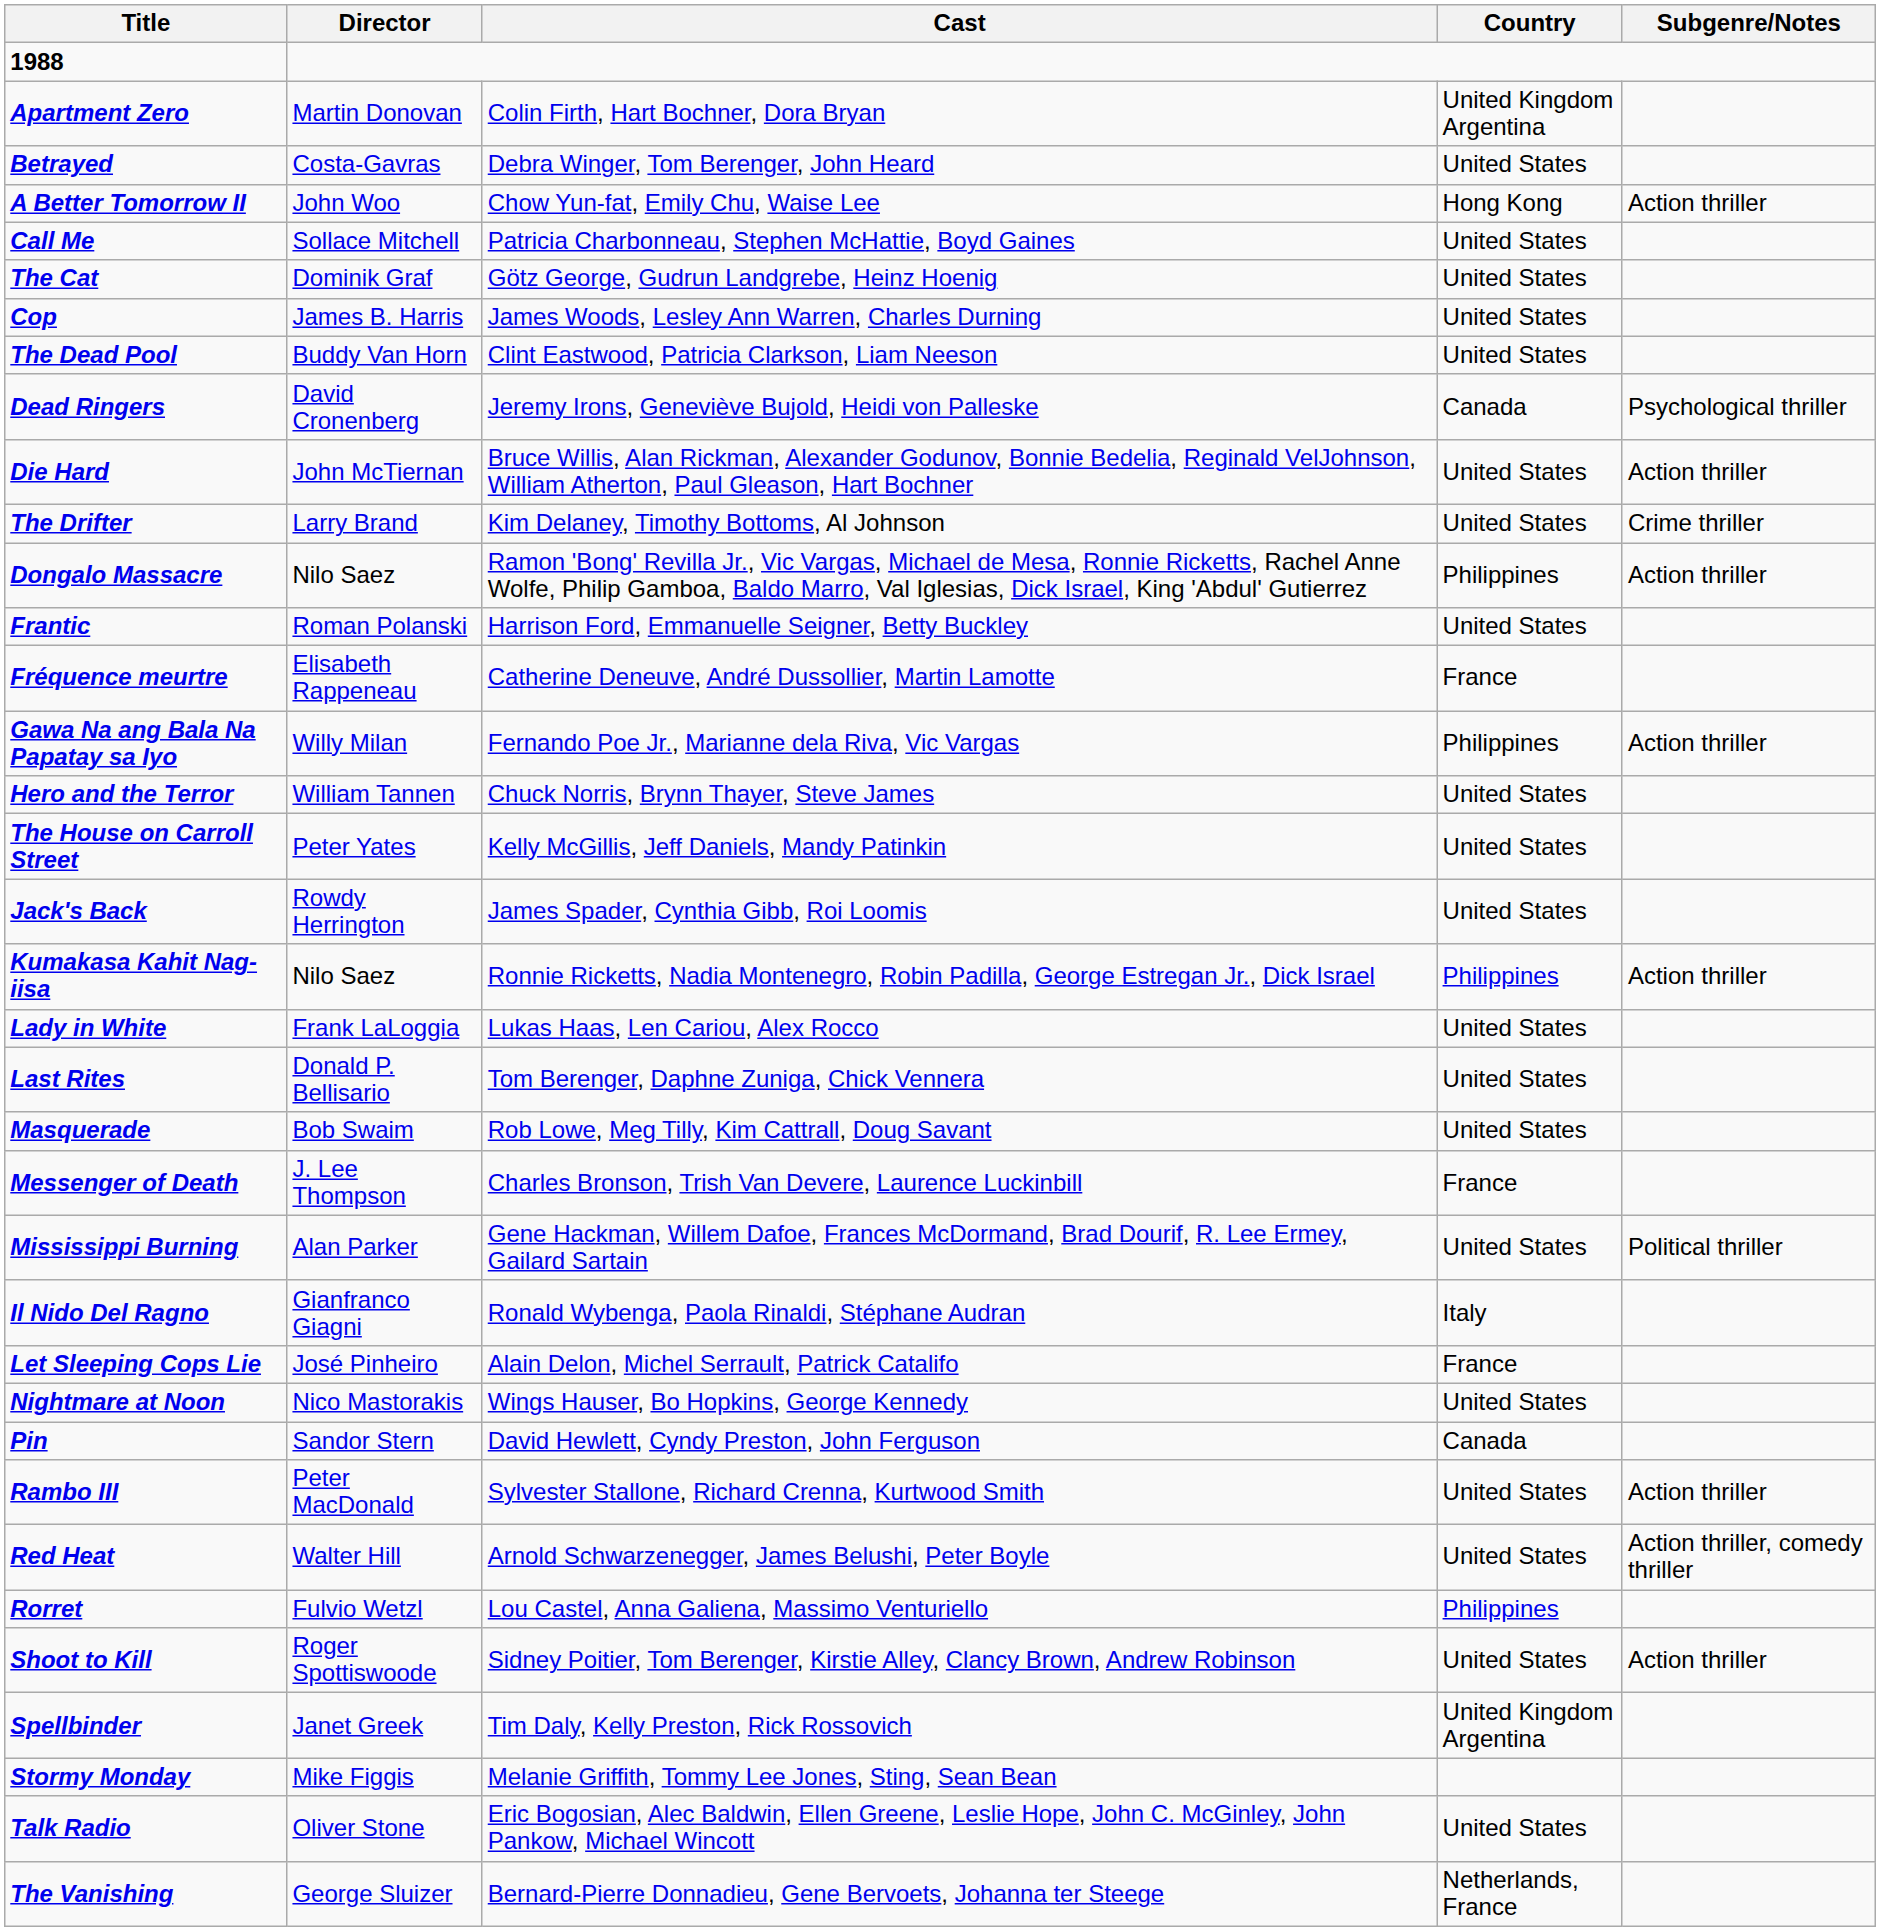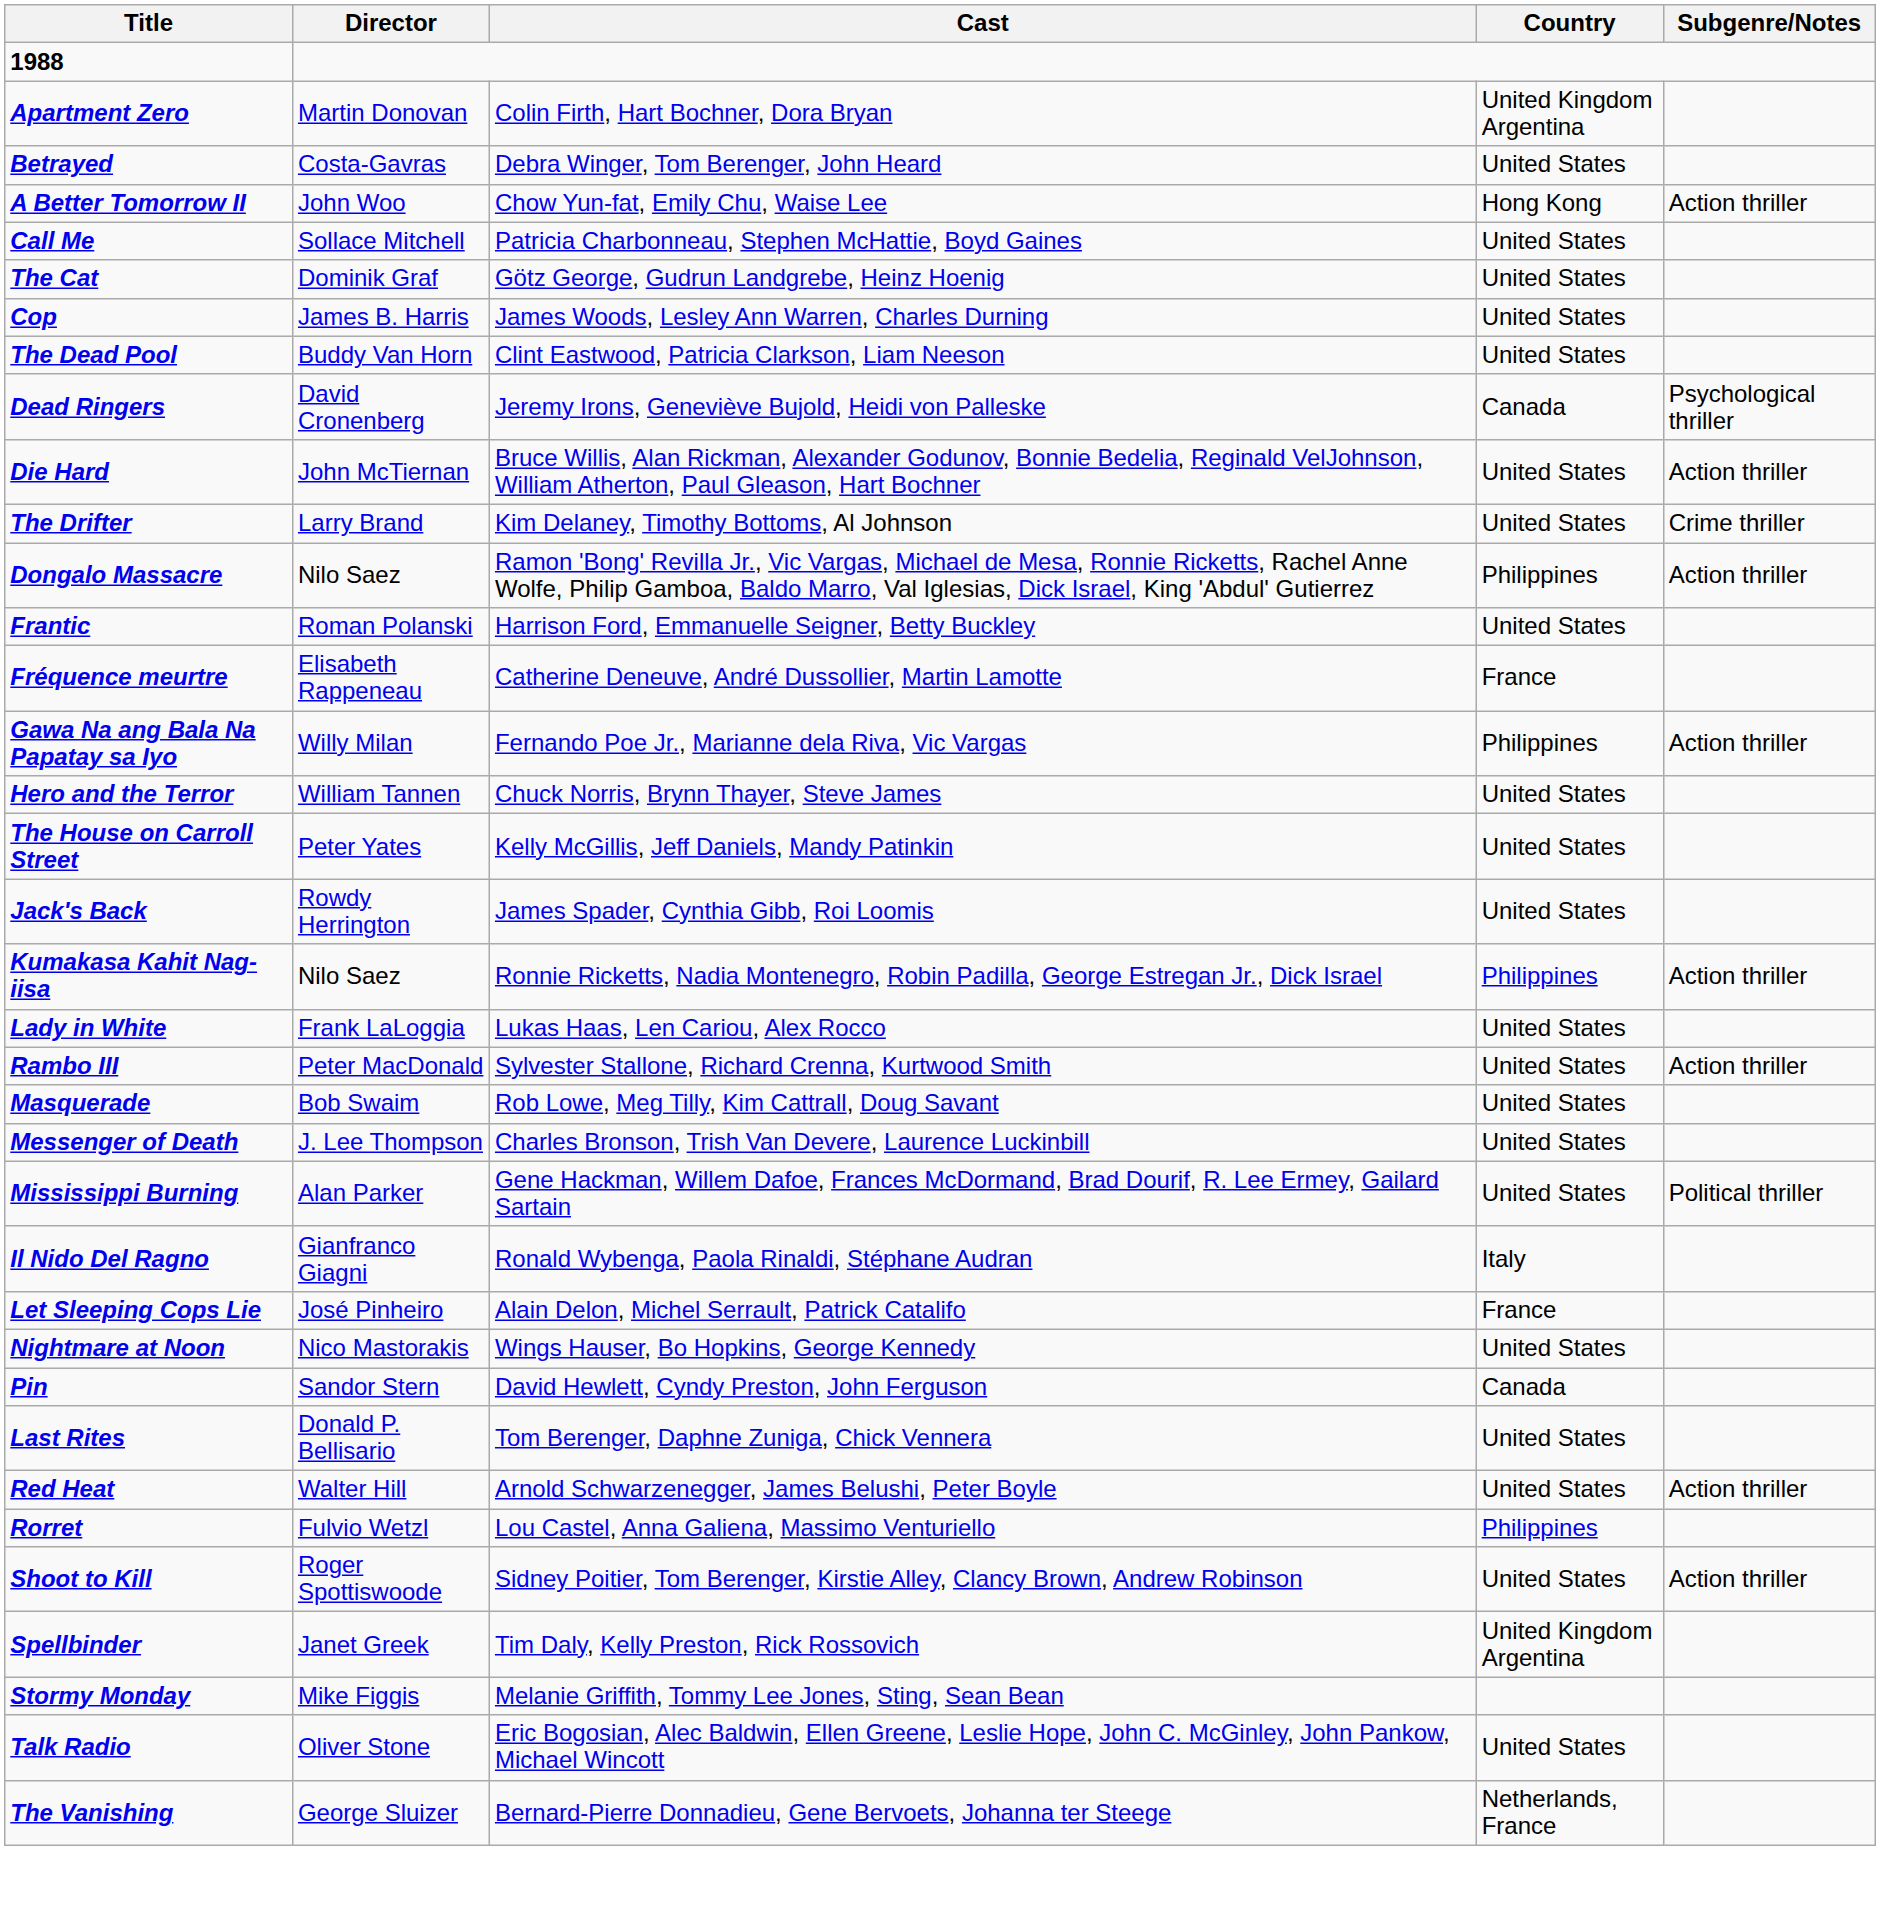rows swapped: (68, 1079) <-> (64, 1491)
(1480, 1182) France -> (1554, 1141) United States
(1745, 1556) Action thriller, comedy thriller -> (1738, 1489) Action thriller
